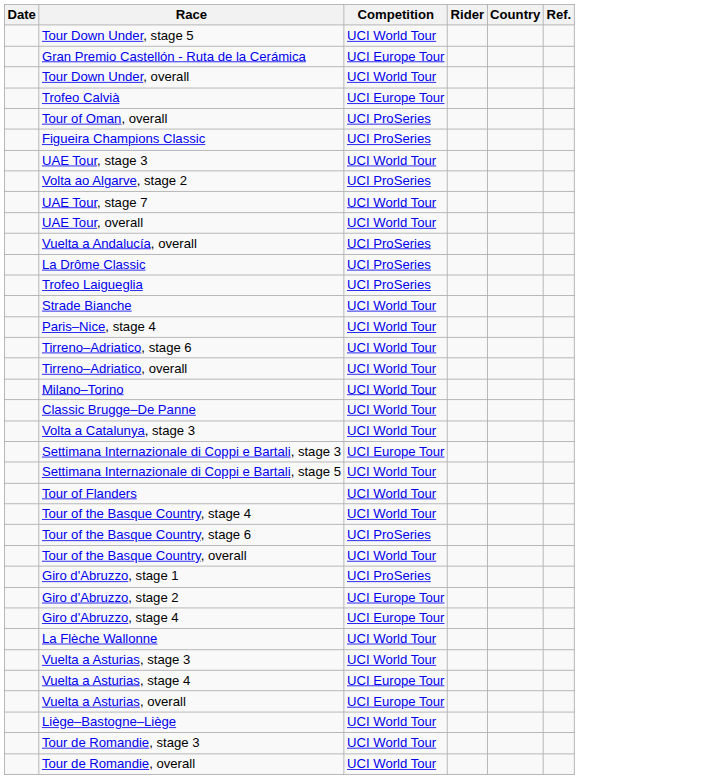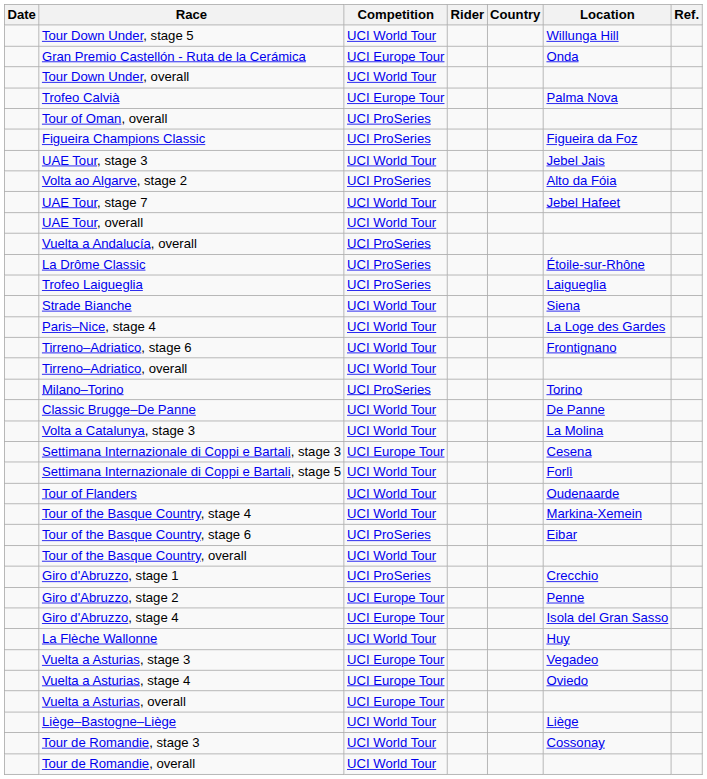+ column: (607, 14)
(392, 389) UCI World Tour -> (389, 389) UCI ProSeries
(392, 659) UCI World Tour -> (396, 659) UCI Europe Tour
